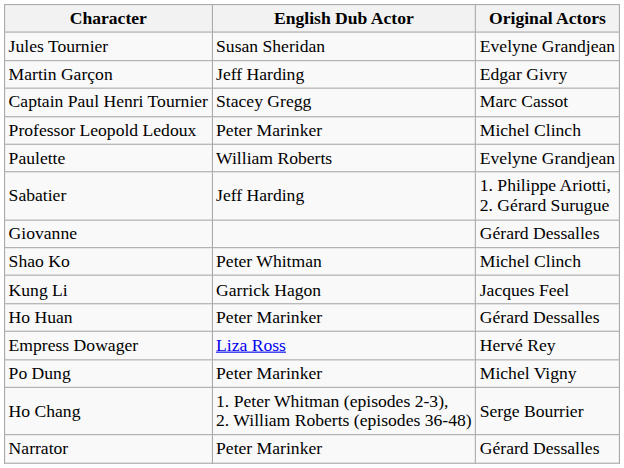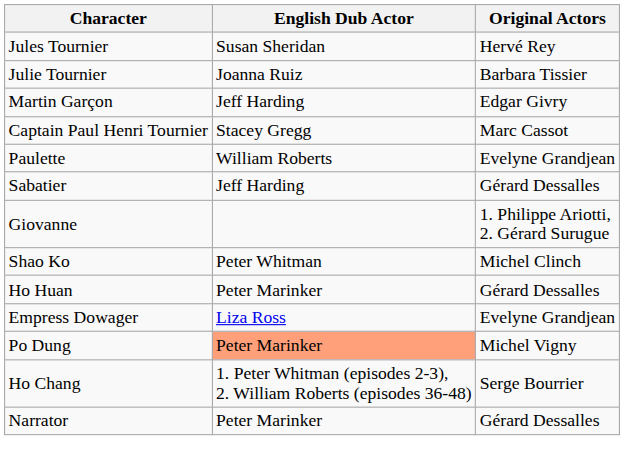(547, 46) Evelyne Grandjean -> (518, 46) Hervé Rey
+ row: (57, 74)
- row: (102, 130)
(545, 195) 1. Philippe Ariotti, 2. Gérard Surugue -> (540, 185) Gérard Dessalles
(540, 233) Gérard Dessalles -> (545, 223) 1. Philippe Ariotti, 2. Gérard Surugue
- row: (38, 289)
(518, 345) Hervé Rey -> (547, 317) Evelyne Grandjean
(269, 373) no background -> (269, 345) lightsalmon background
